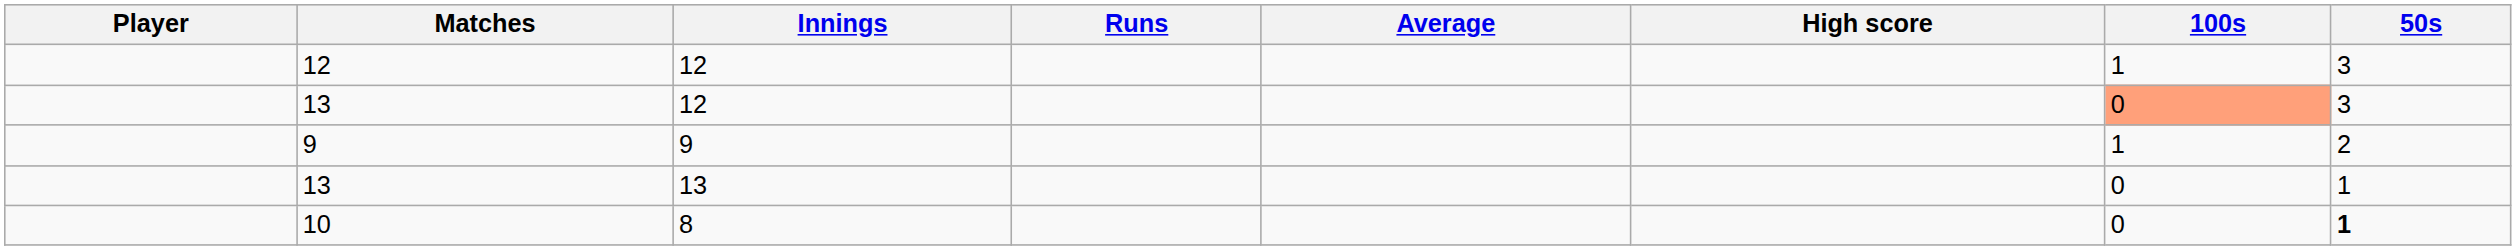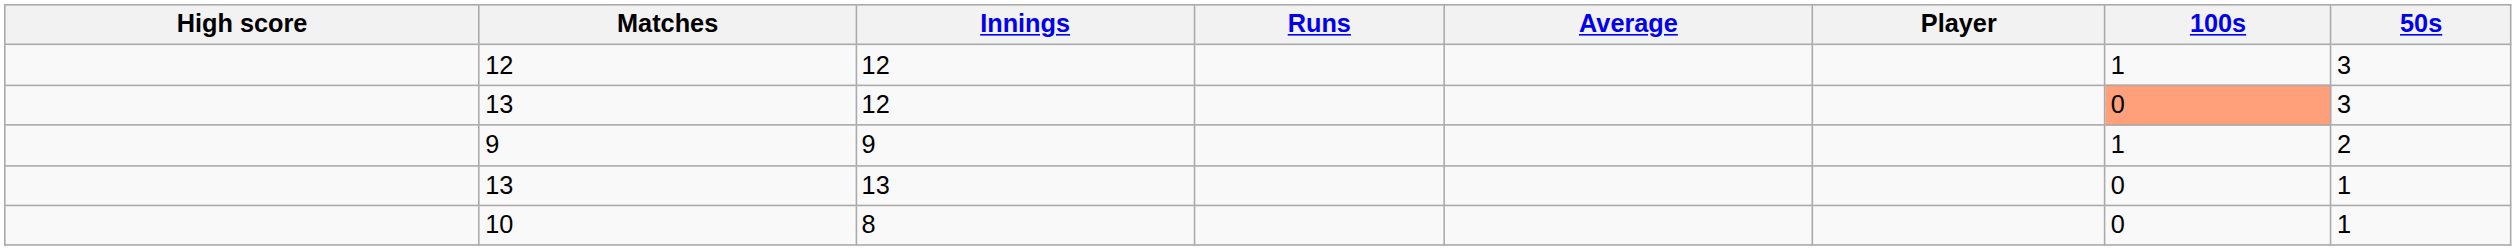columns swapped: (151, 24) <-> (1867, 24)
(2344, 225) bold -> (2344, 225) normal
